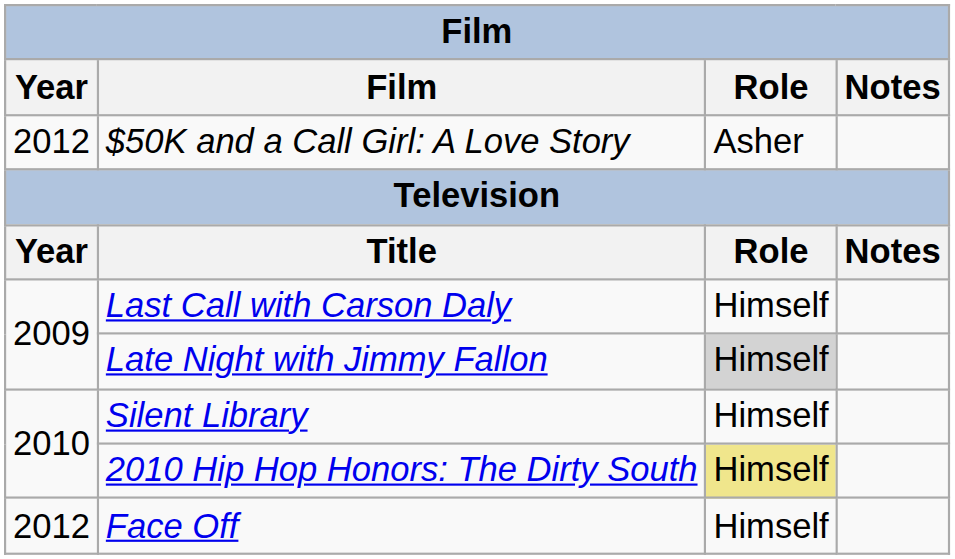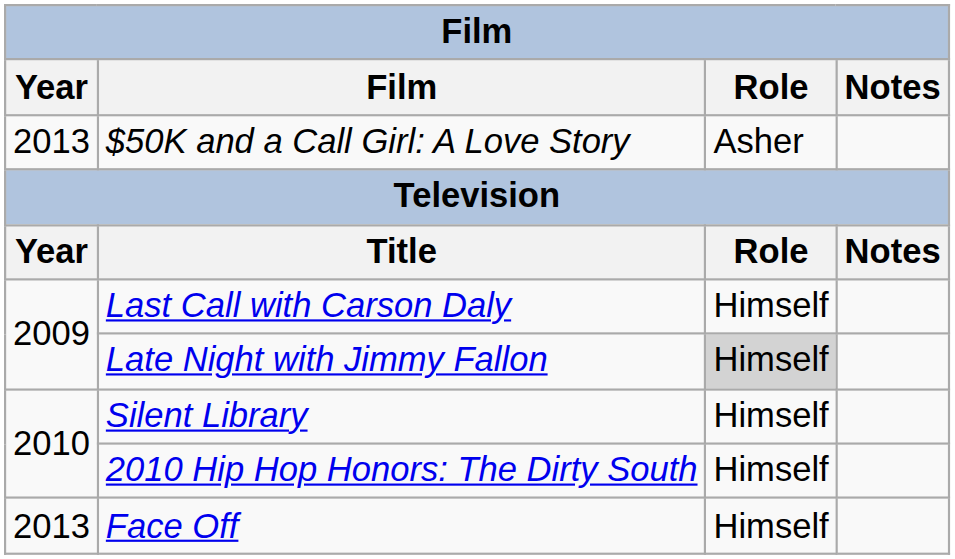(51, 141) 2012 -> (51, 141) 2013
(771, 470) khaki background -> (771, 470) no background
(51, 525) 2012 -> (51, 525) 2013
